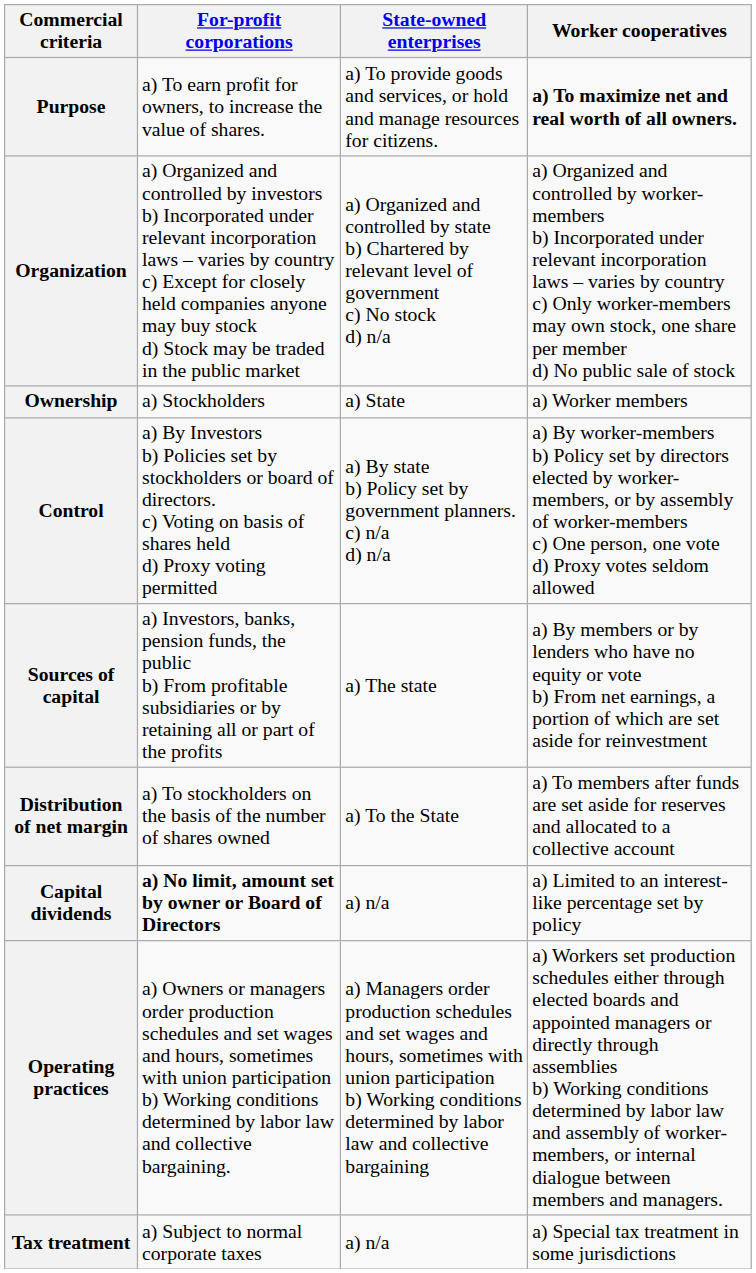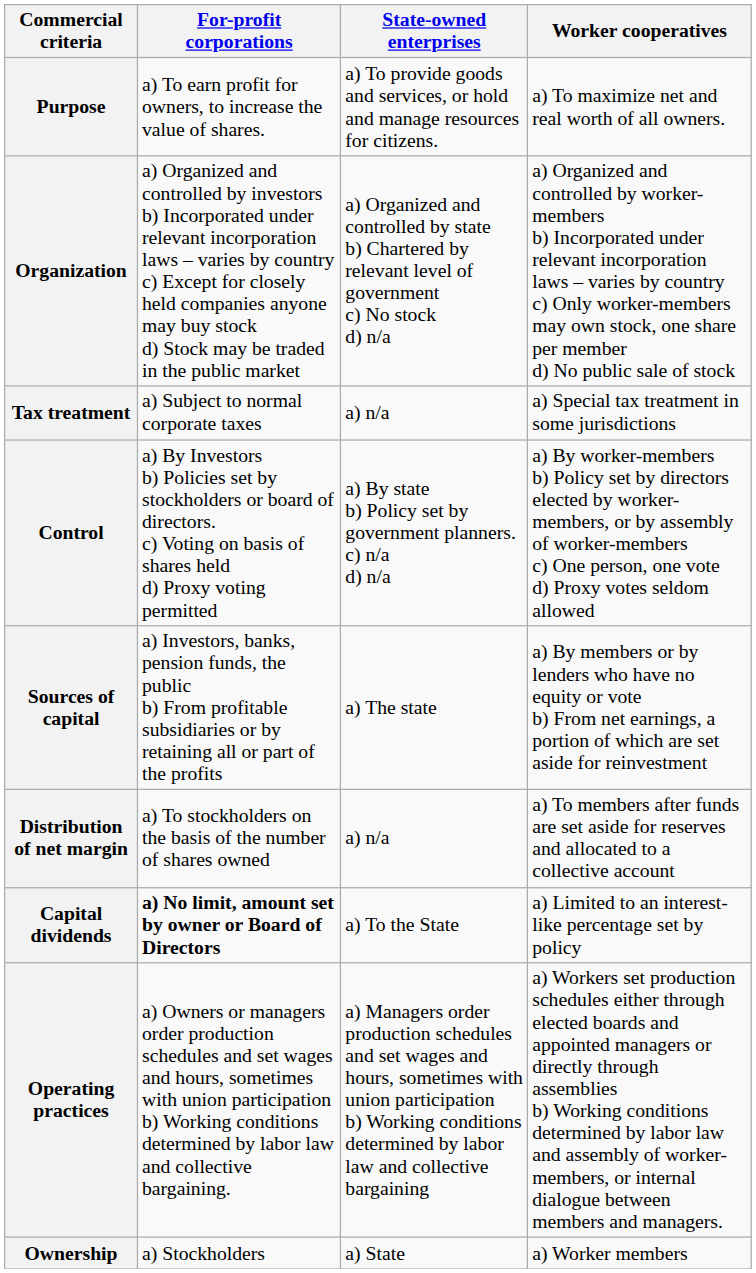(635, 106) bold -> (629, 106) normal
rows swapped: (71, 401) <-> (71, 1241)
(402, 816) a) To the State -> (367, 838) a) n/a
(367, 902) a) n/a -> (402, 924) a) To the State
